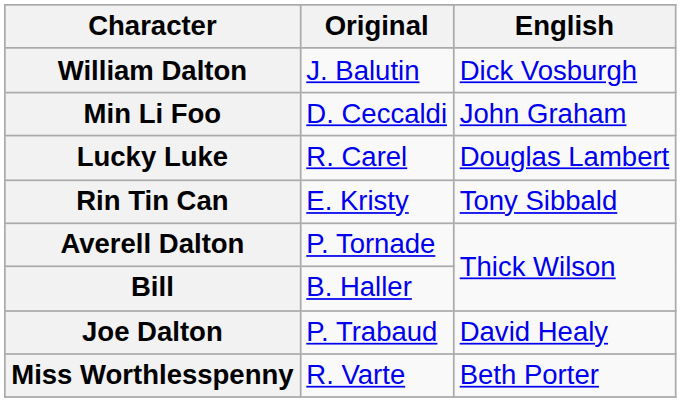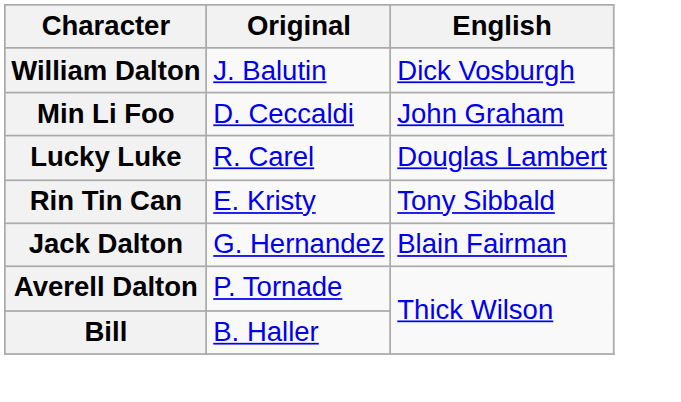+ row: (106, 244)
- row: (152, 331)
- row: (152, 375)
